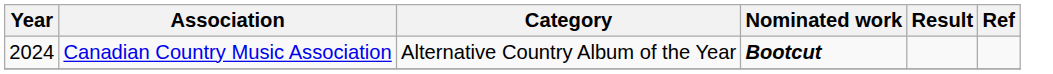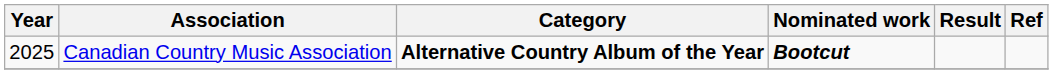(32, 52) 2024 -> (32, 52) 2025
(569, 52) normal -> (583, 52) bold
